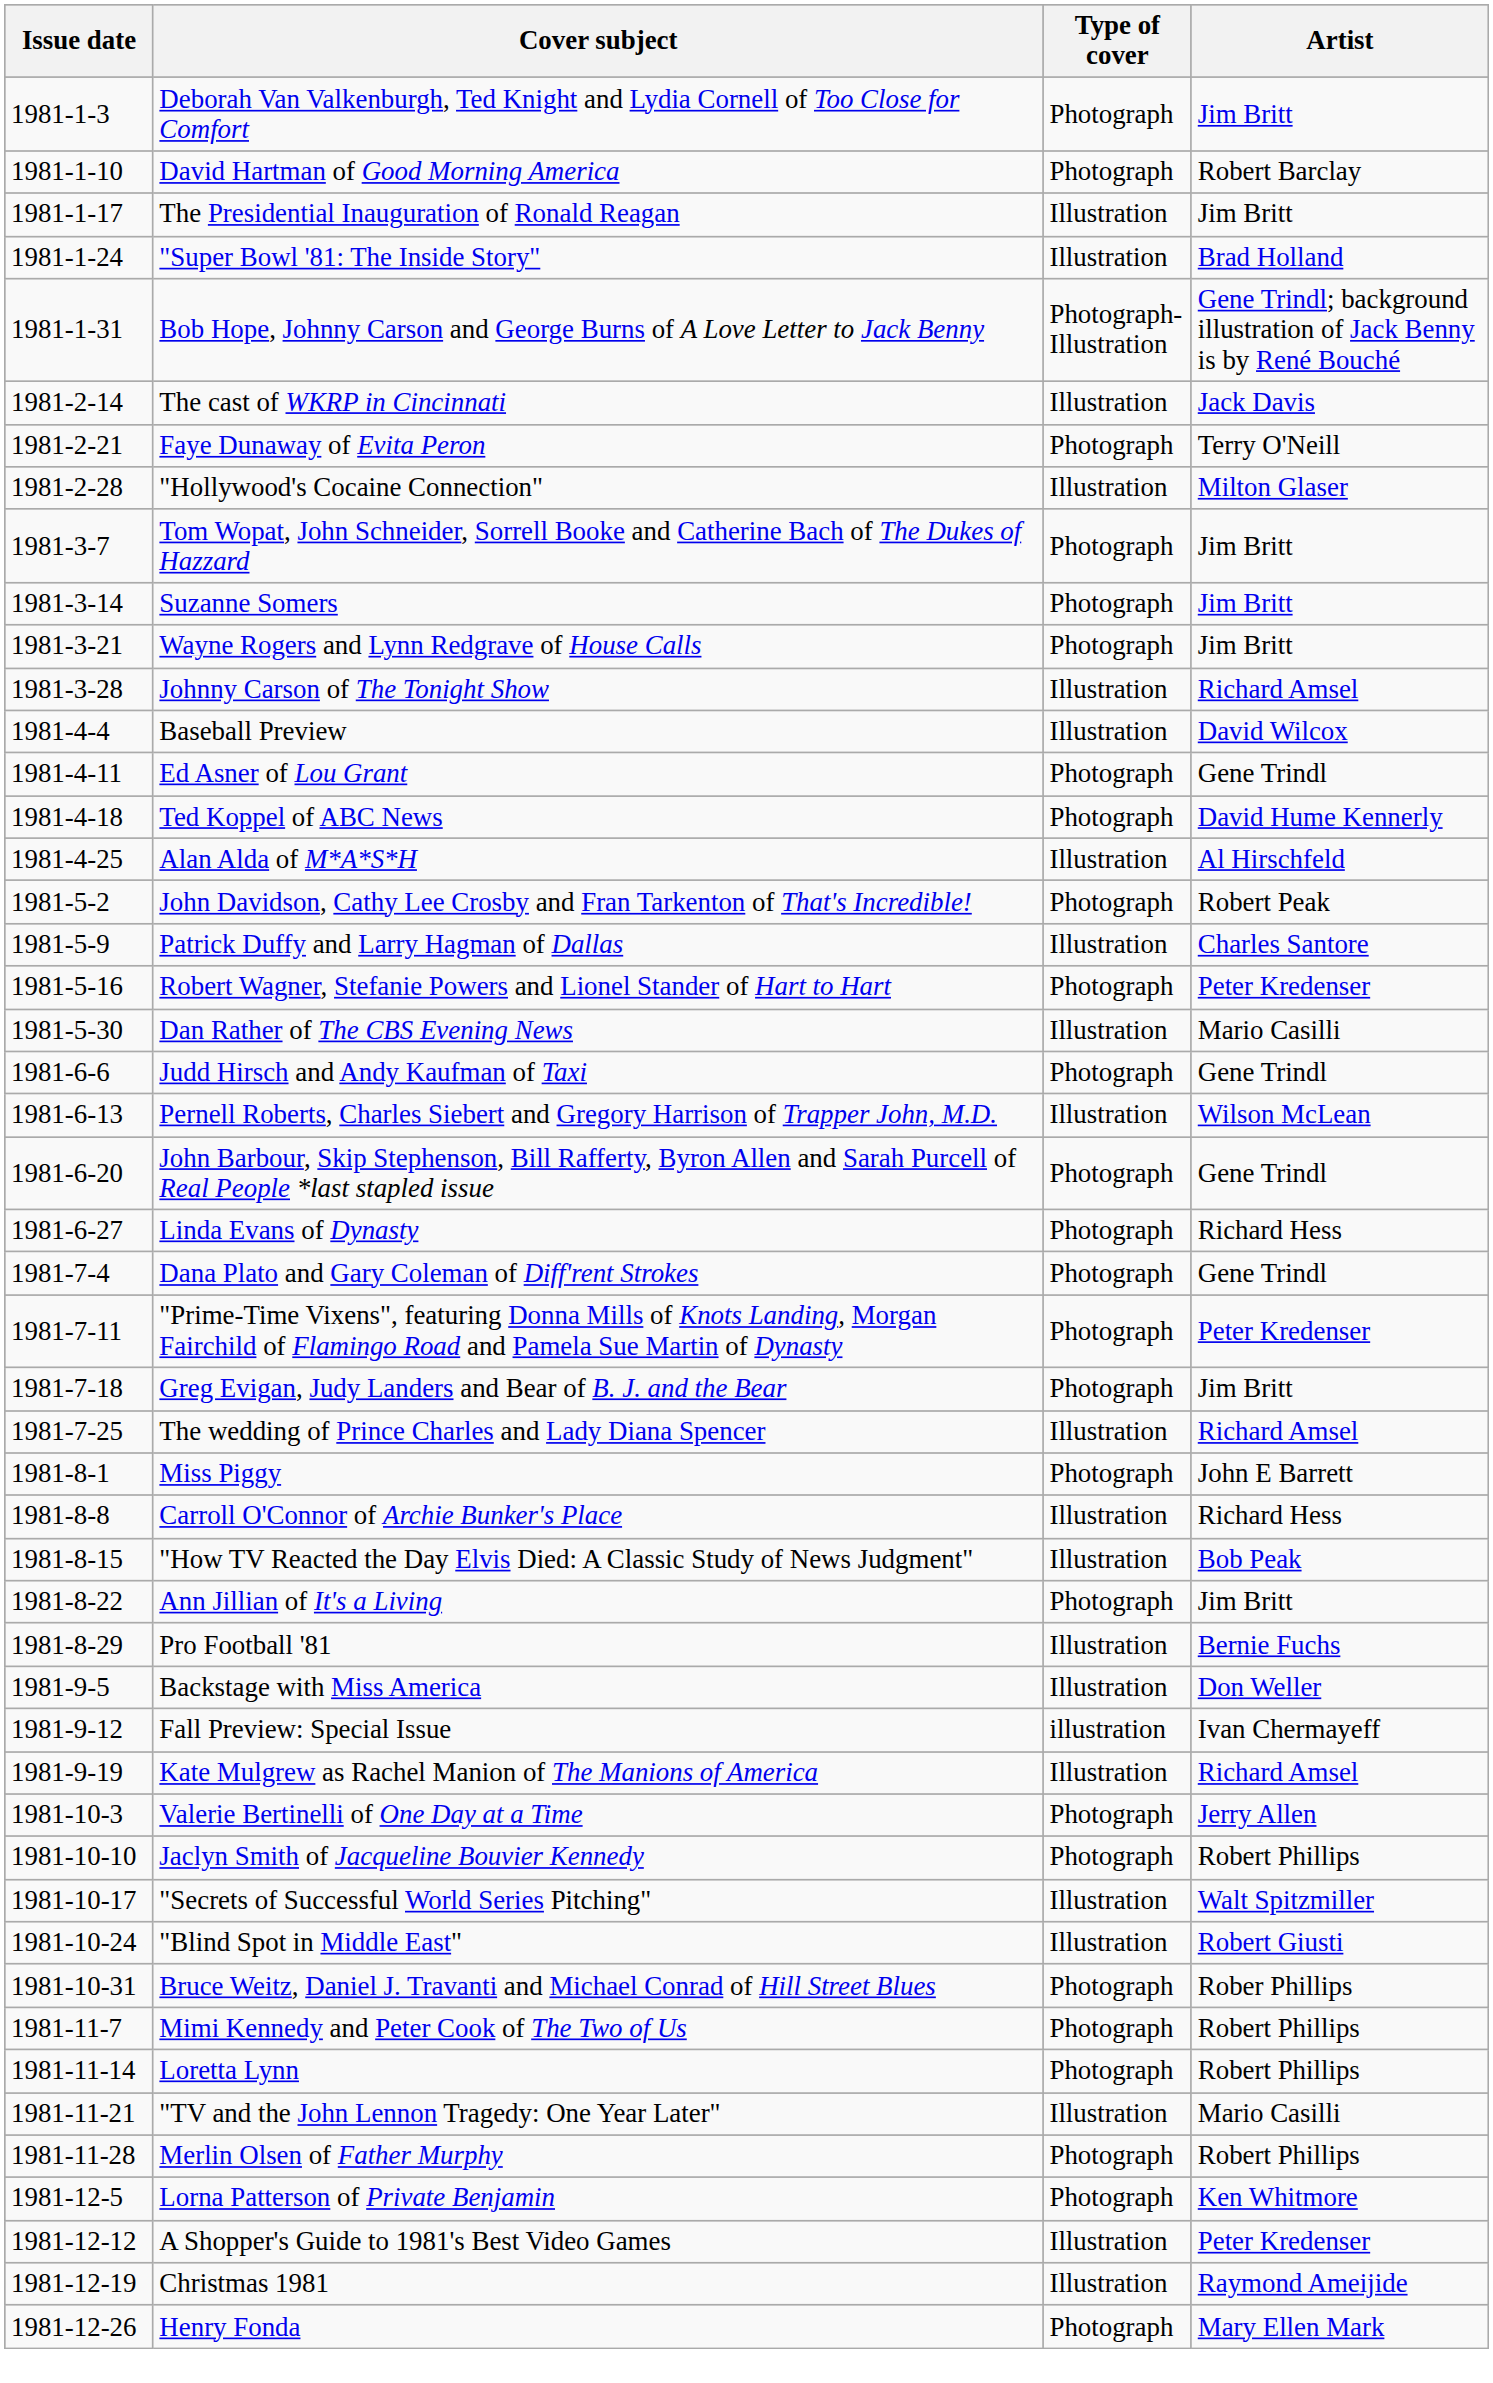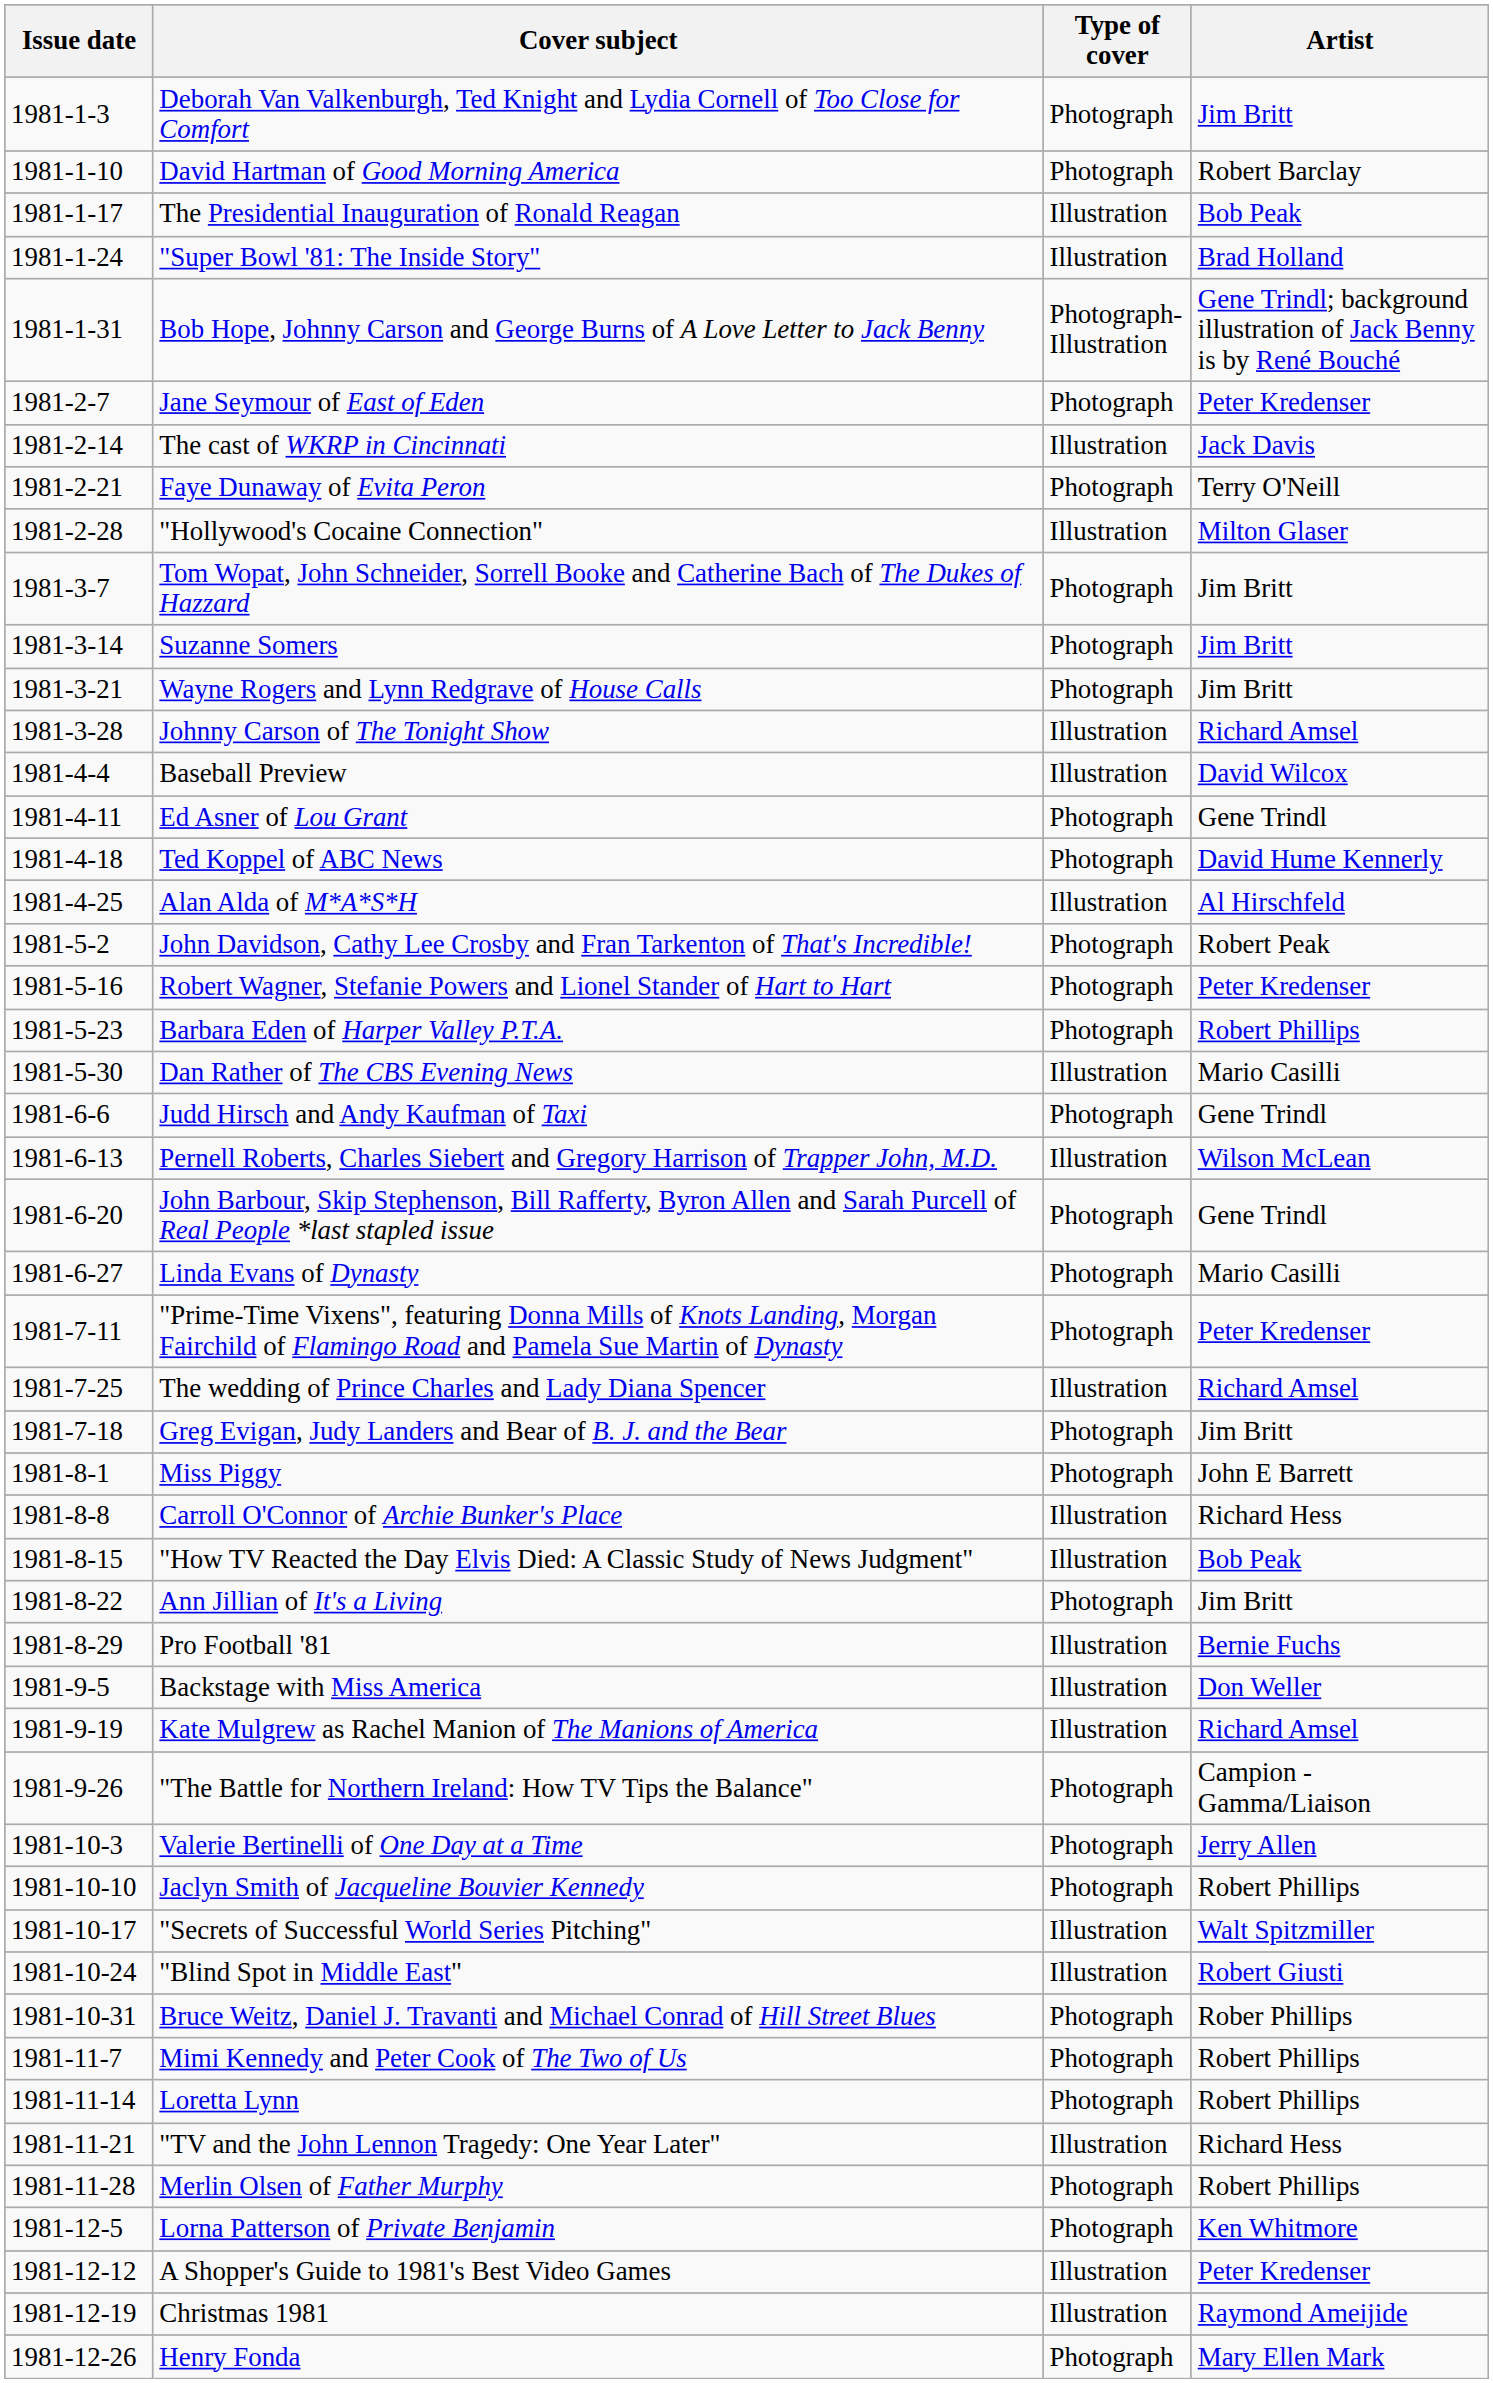(1245, 214) Jim Britt -> (1250, 214) Bob Peak
+ row: (322, 402)
- row: (391, 944)
+ row: (361, 1029)
(1270, 1230) Richard Hess -> (1269, 1273) Mario Casilli
- row: (429, 1273)
rows swapped: (473, 1388) <-> (462, 1431)
- row: (305, 1729)
+ row: (486, 1787)
(1269, 2113) Mario Casilli -> (1270, 2143) Richard Hess
